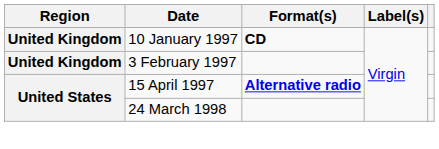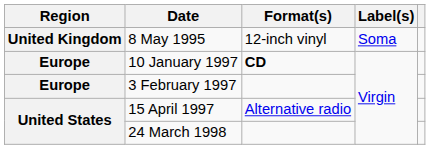+ row: (167, 39)
(65, 39) United Kingdom -> (65, 62) Europe
(65, 62) United Kingdom -> (65, 86) Europe
(303, 86) bold -> (298, 109) normal
